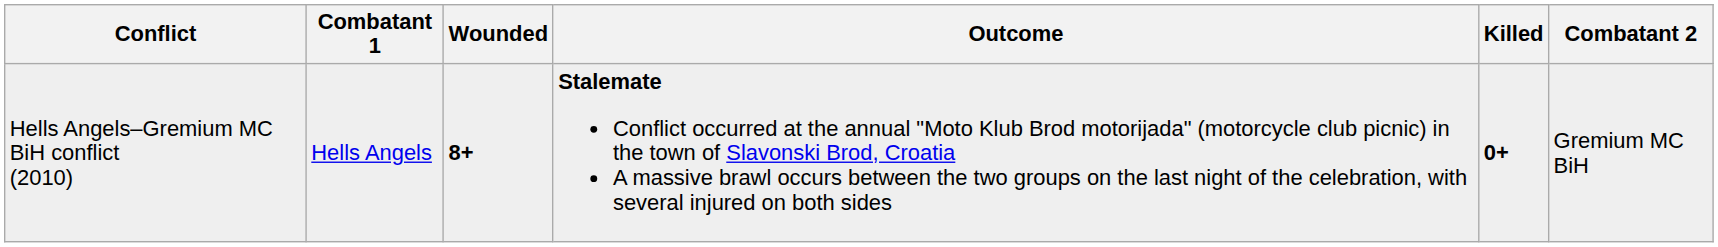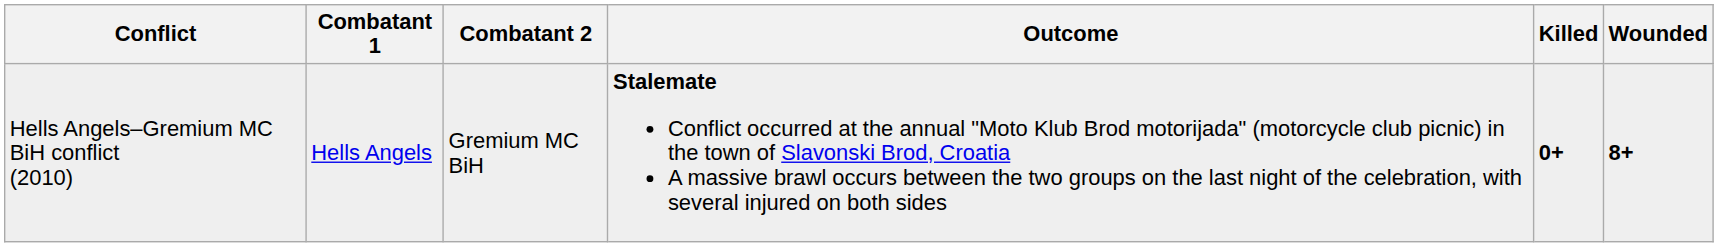columns swapped: (1631, 34) <-> (498, 34)
